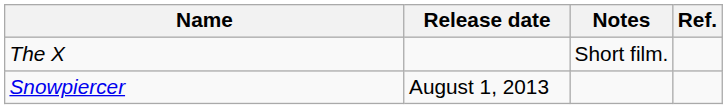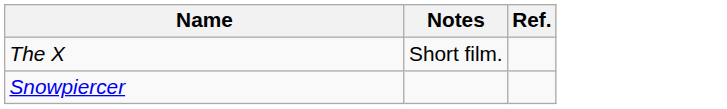- column: (487, 20)
